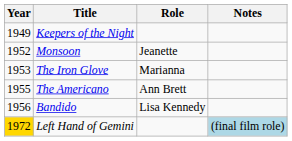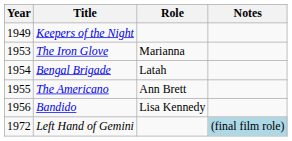- row: (58, 51)
+ row: (74, 70)
(19, 126) gold background -> (19, 126) no background
